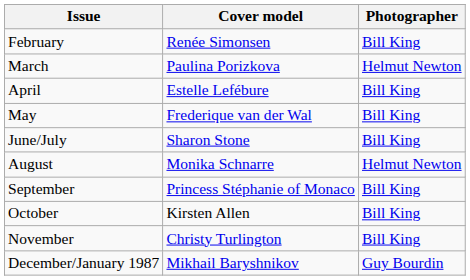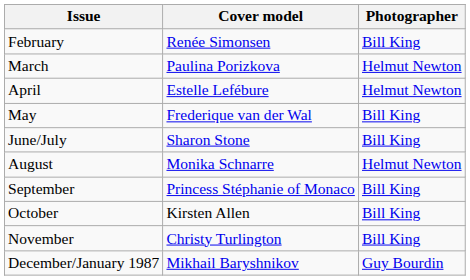(391, 90) Bill King -> (412, 90) Helmut Newton
